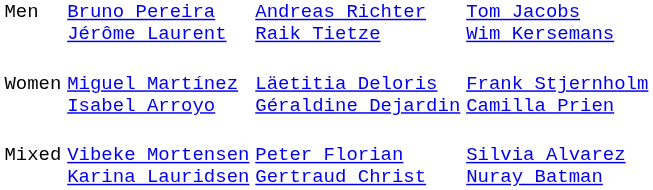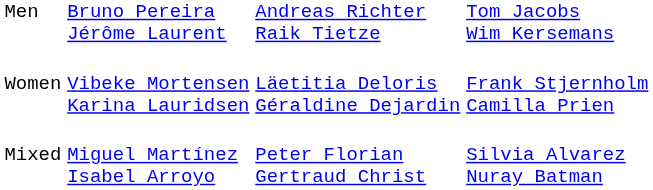(153, 95) Miguel Martínez Isabel Arroyo -> (158, 95) Vibeke Mortensen Karina Lauridsen
(158, 166) Vibeke Mortensen Karina Lauridsen -> (153, 166) Miguel Martínez Isabel Arroyo
